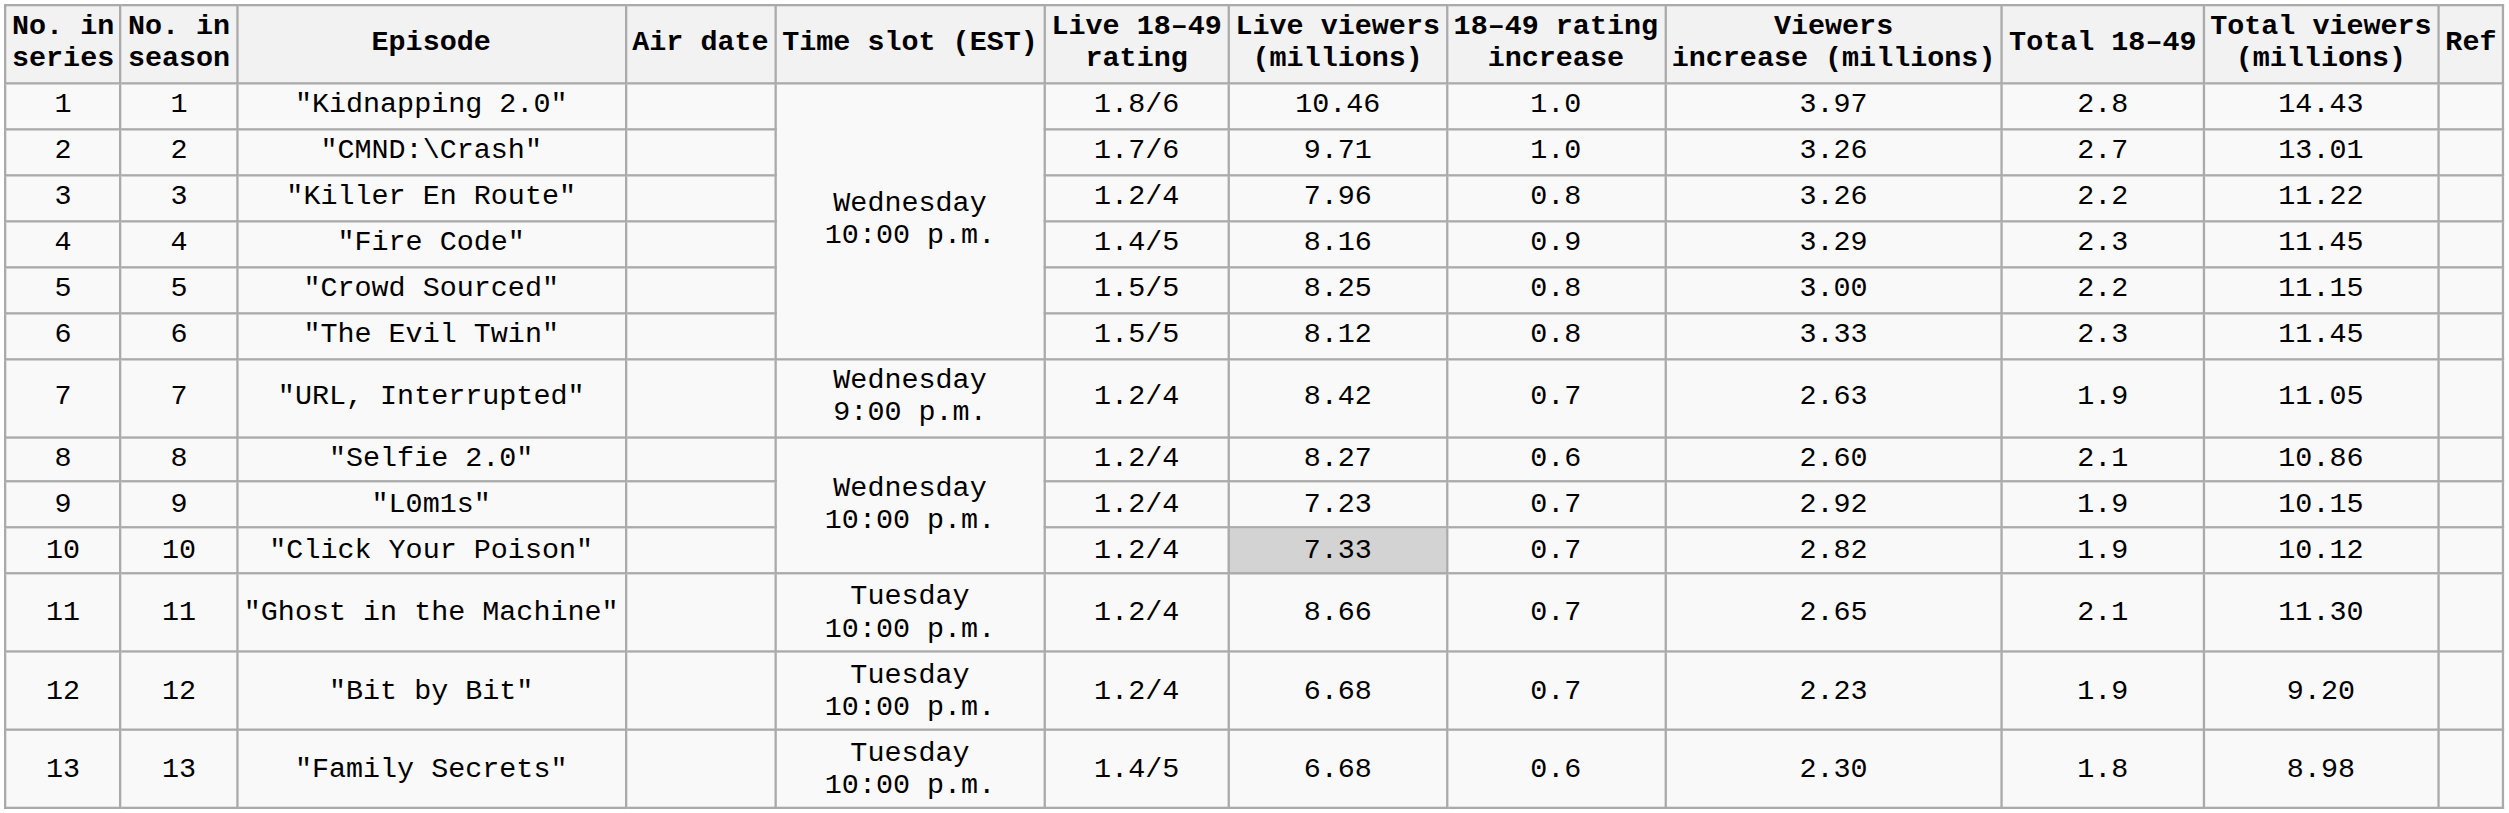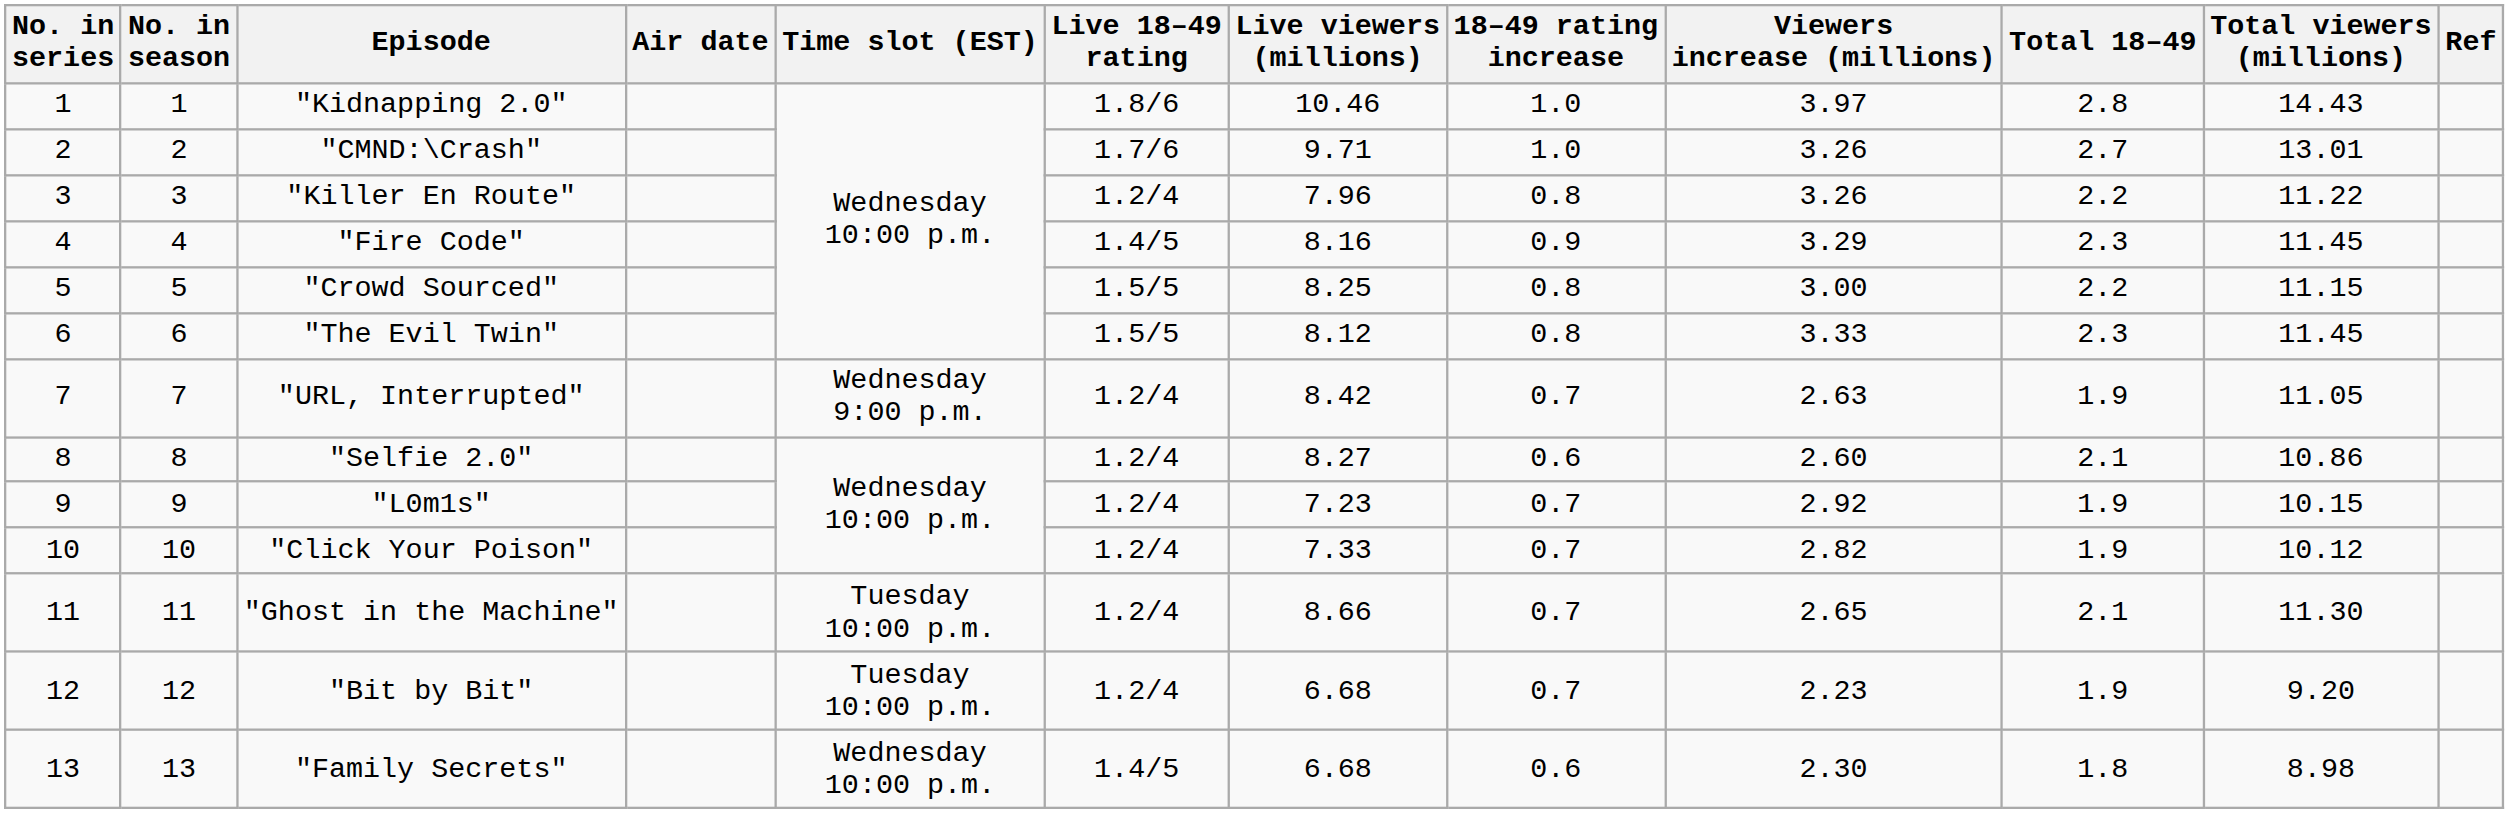(1338, 551) lightgrey background -> (1338, 551) no background
(910, 769) Tuesday 10:00 p.m. -> (910, 769) Wednesday 10:00 p.m.
